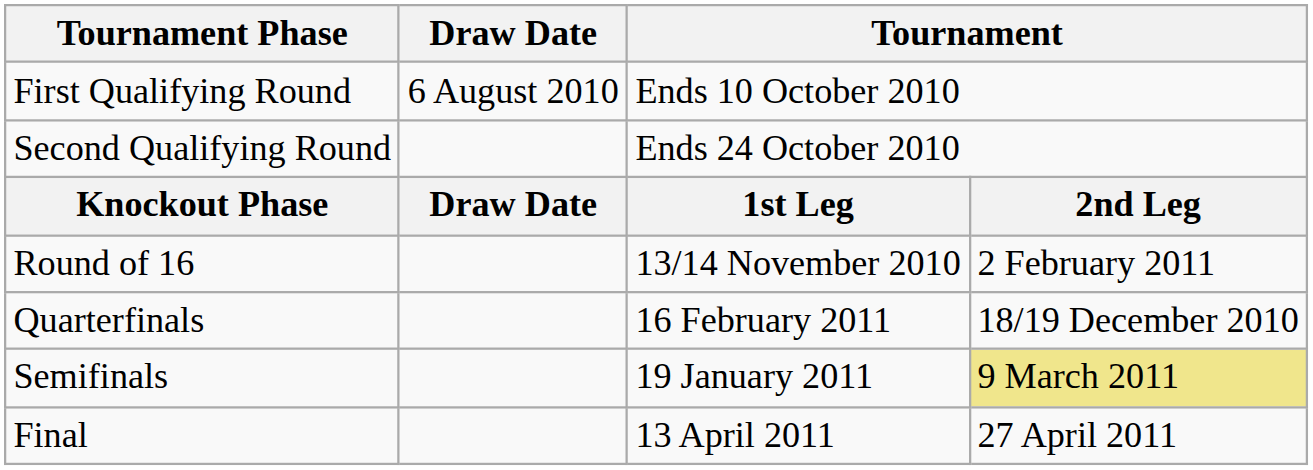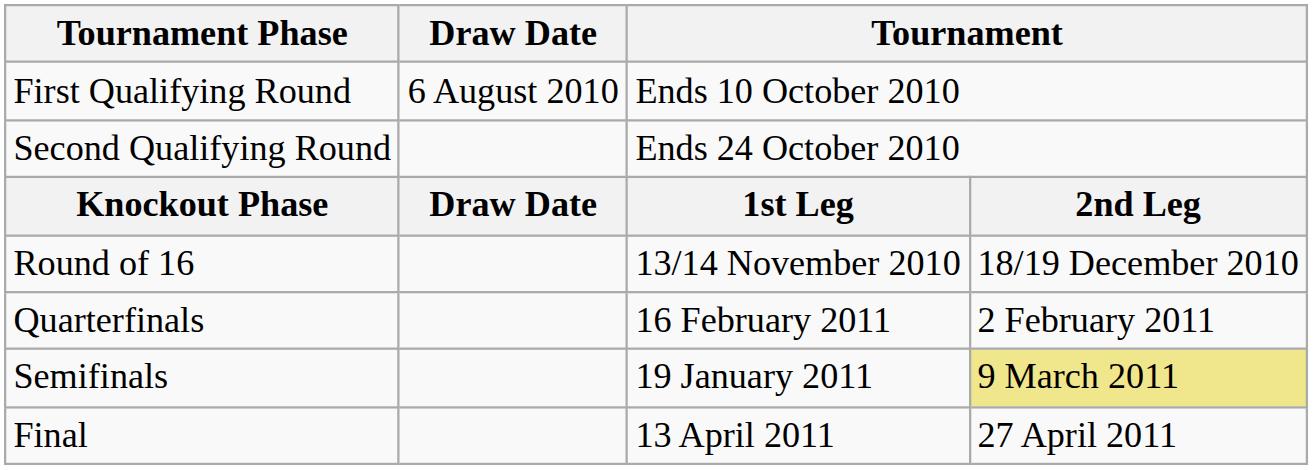(1096, 262) 2 February 2011 -> (1138, 262) 18/19 December 2010
(1138, 319) 18/19 December 2010 -> (1096, 319) 2 February 2011
